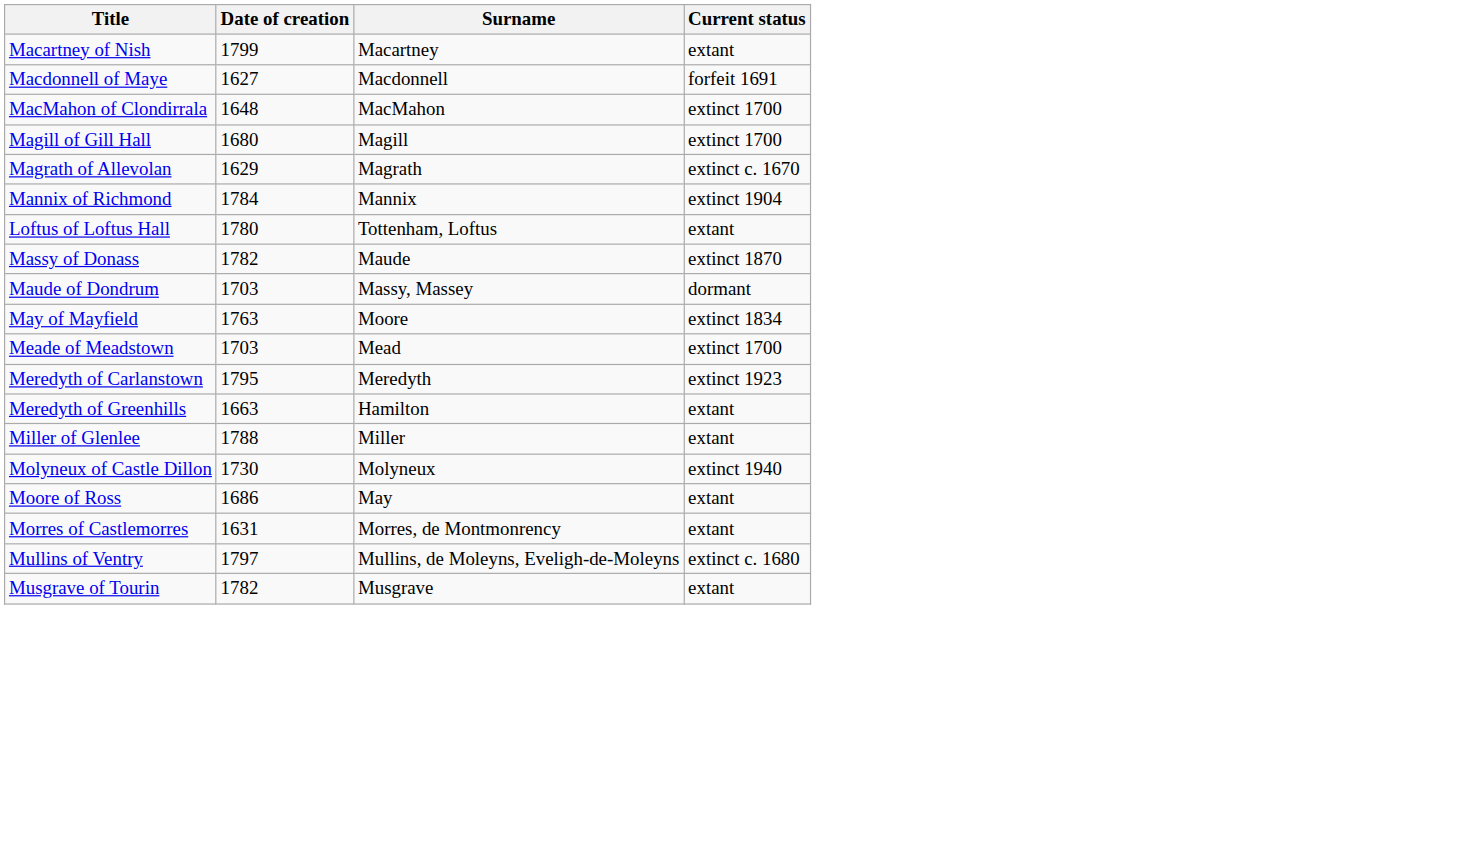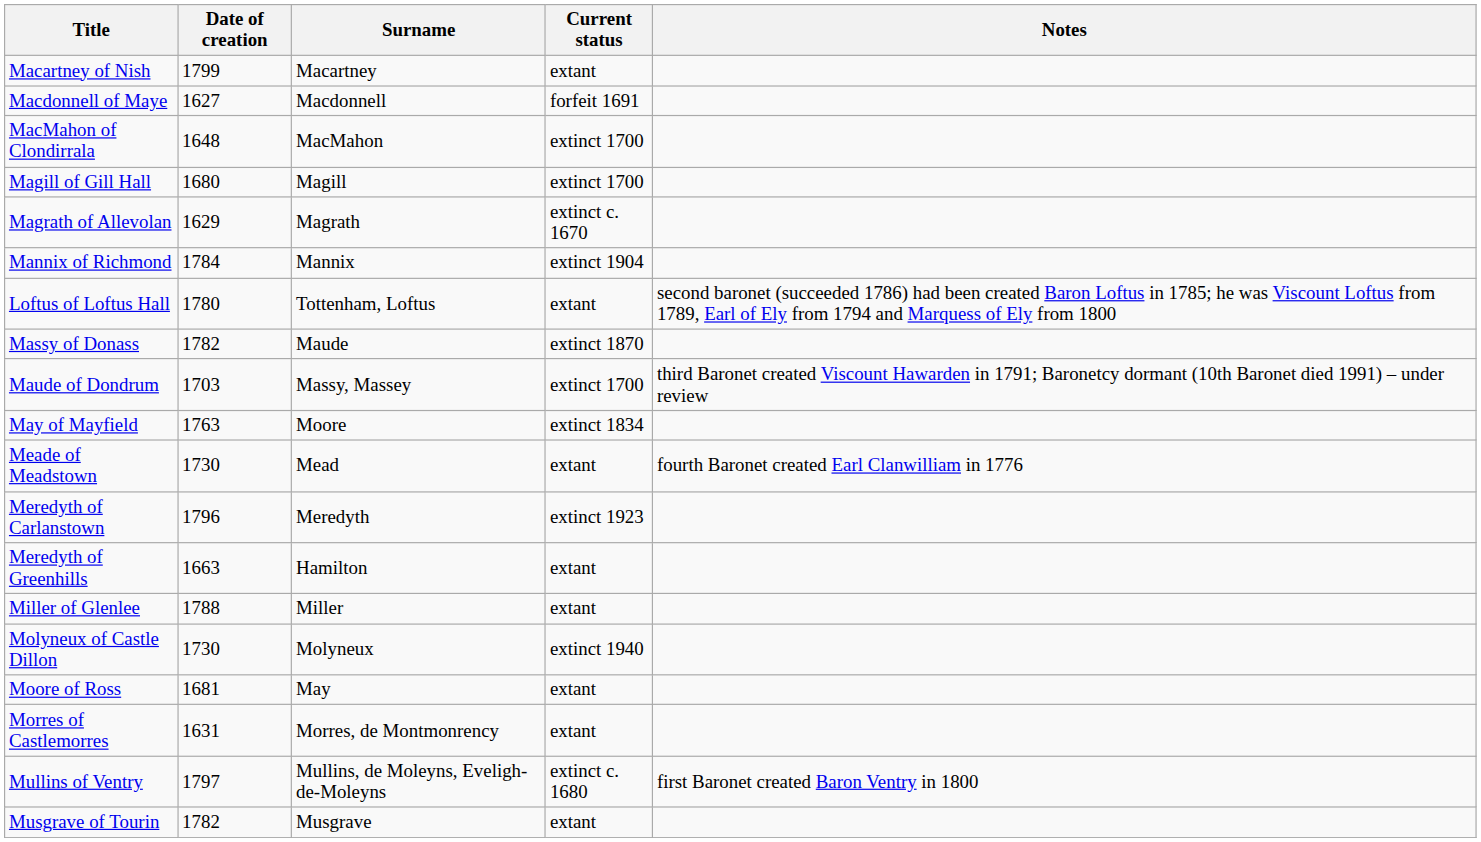+ column: (1064, 30)
(720, 288) dormant -> (597, 384) extinct 1700
(239, 348) 1703 -> (201, 465) 1730
(735, 348) extinct 1700 -> (573, 465) extant
(239, 378) 1795 -> (201, 516) 1796
(239, 498) 1686 -> (201, 689) 1681
